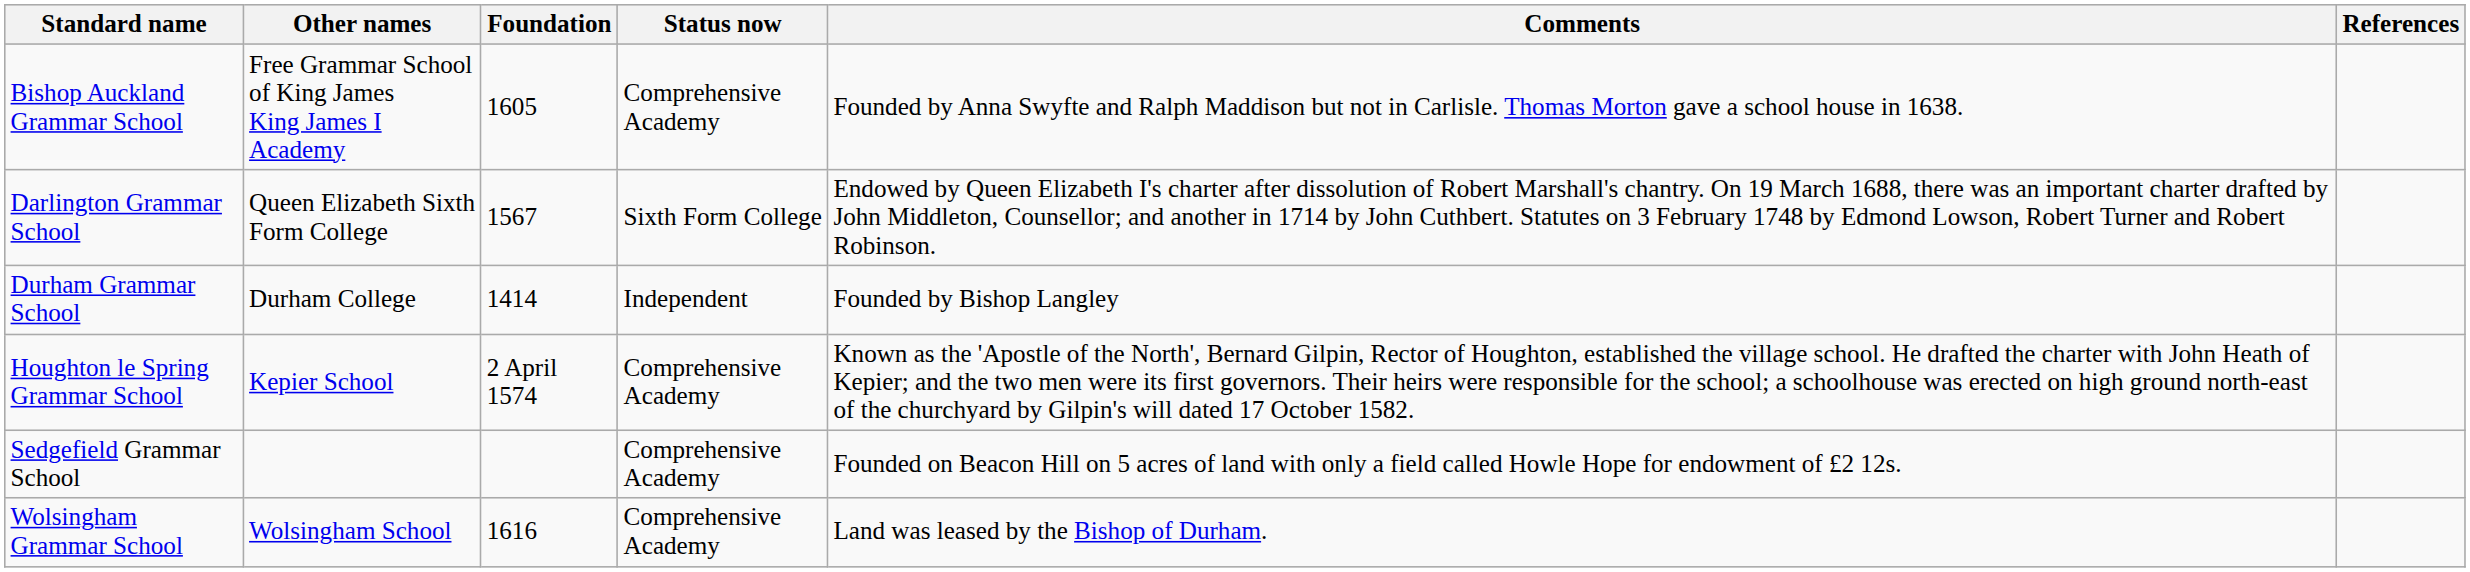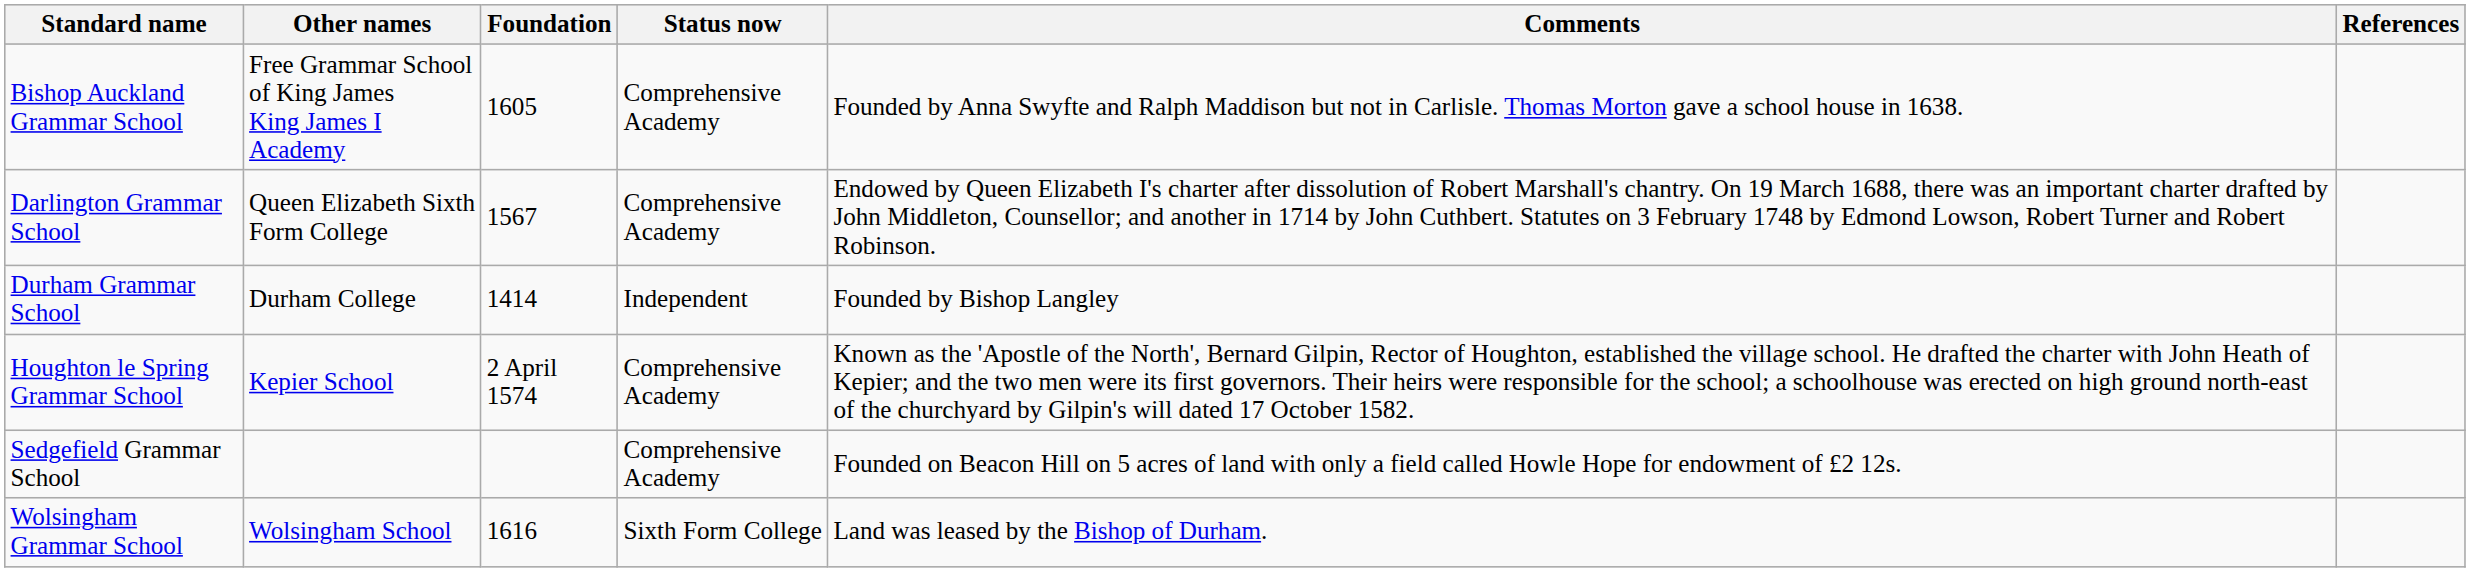(723, 217) Sixth Form College -> (702, 217) Comprehensive Academy
(702, 531) Comprehensive Academy -> (723, 531) Sixth Form College
